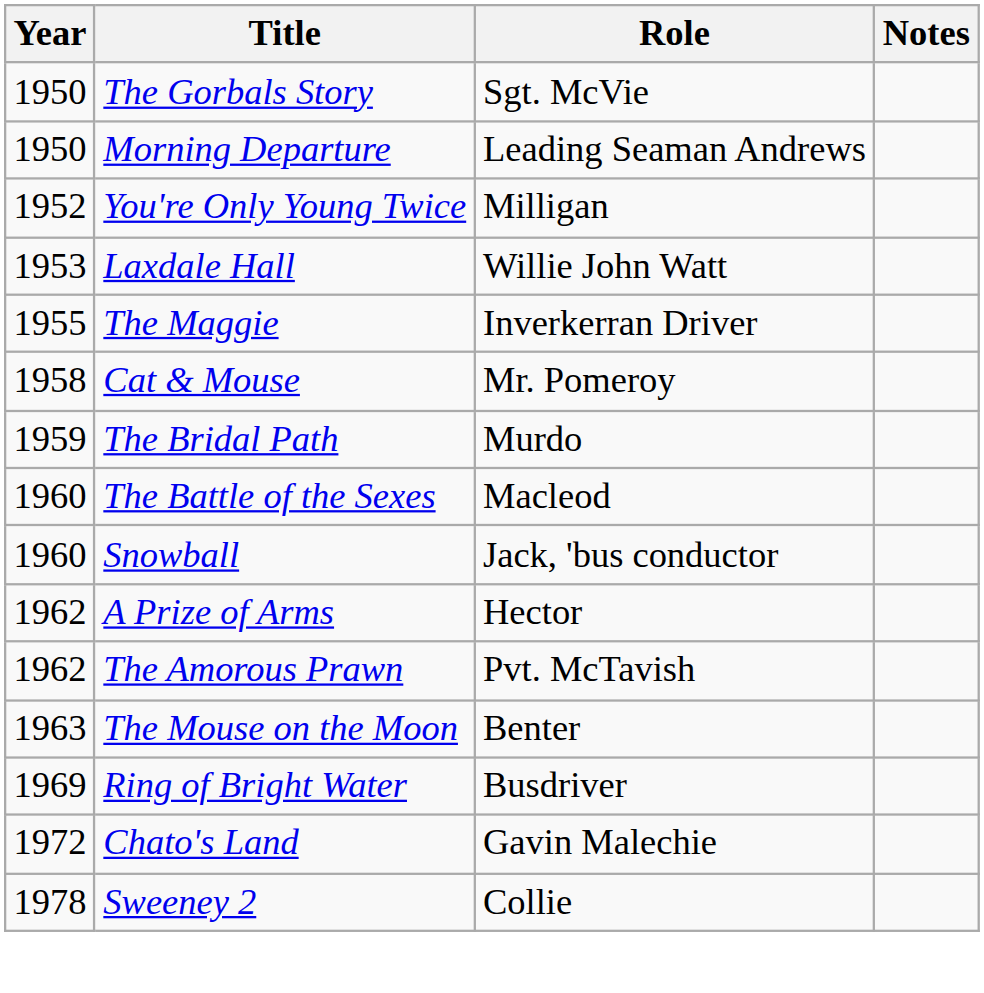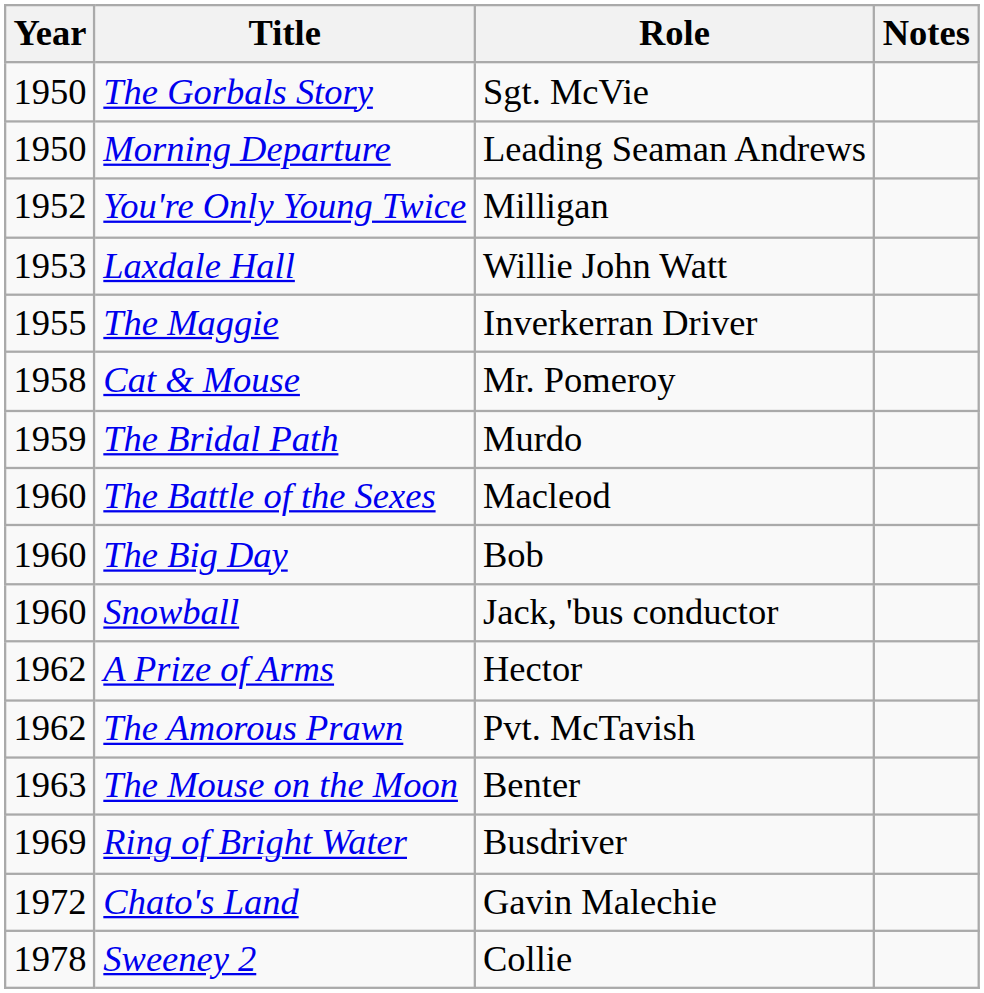+ row: (196, 554)
